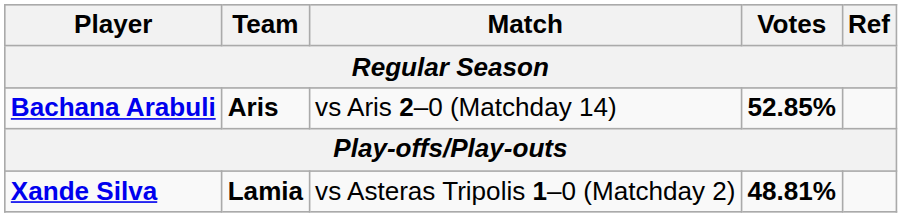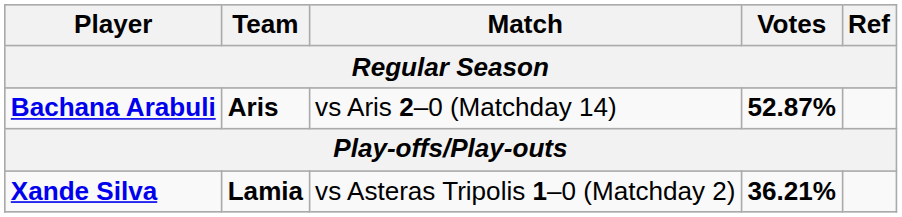(792, 107) 52.85% -> (792, 107) 52.87%
(792, 190) 48.81% -> (792, 190) 36.21%
